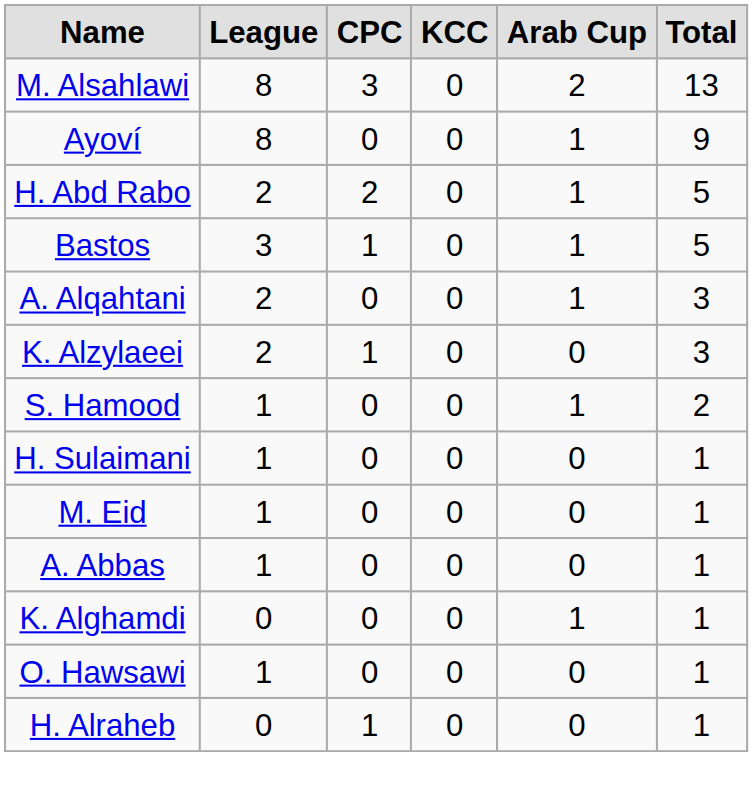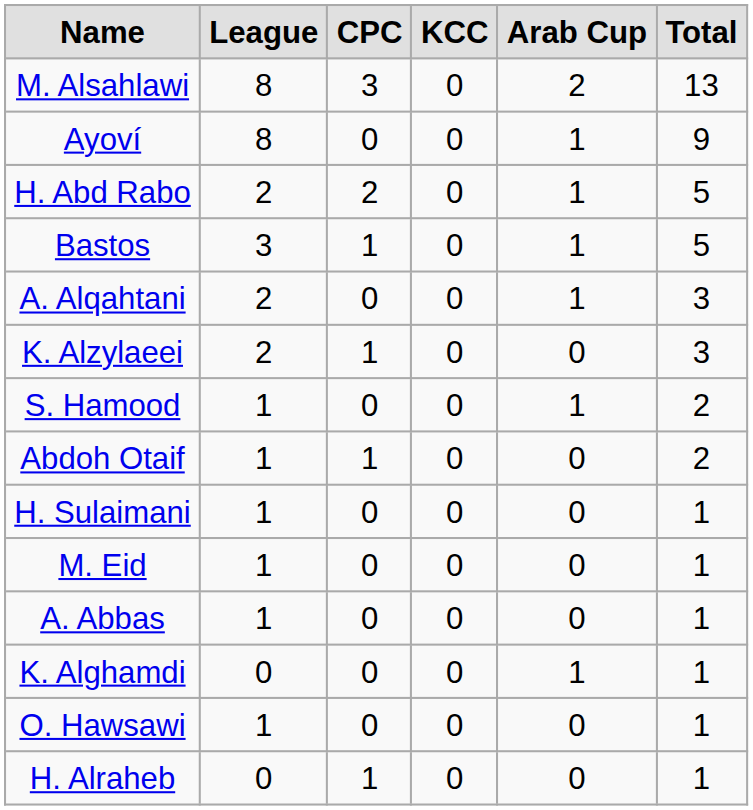+ row: (103, 458)
